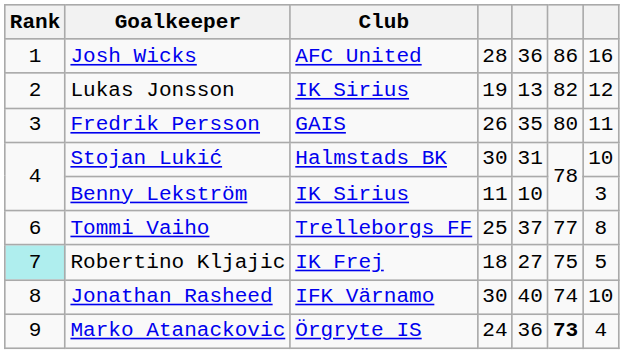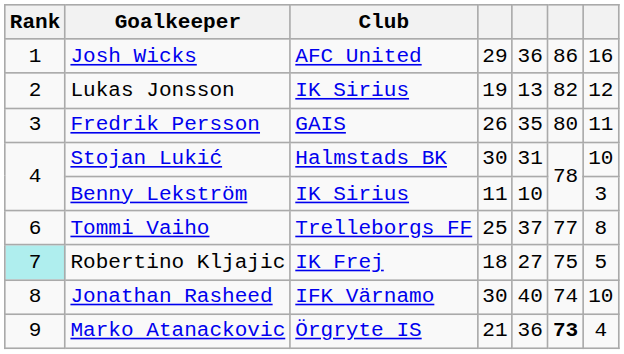(495, 56) 28 -> (495, 56) 29
(495, 331) 24 -> (495, 331) 21
